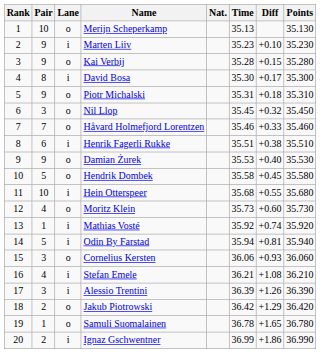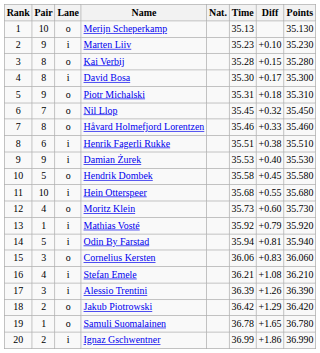(44, 62) 9 -> (44, 62) 8
(44, 111) 3 -> (44, 111) 7
(44, 127) 7 -> (44, 127) 8
(68, 160) o -> (68, 160) i
(270, 226) +0.74 -> (270, 226) +0.79
(270, 258) +0.93 -> (270, 258) +0.83
